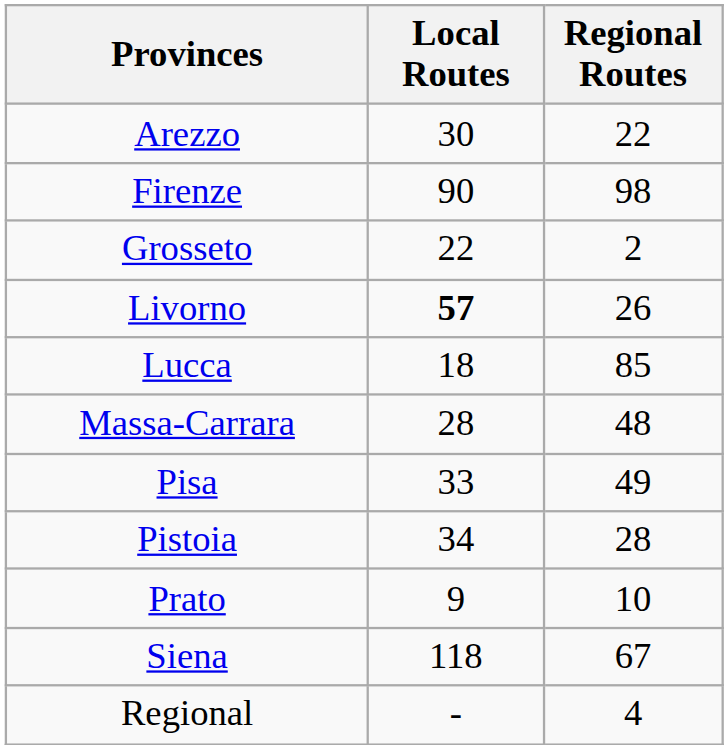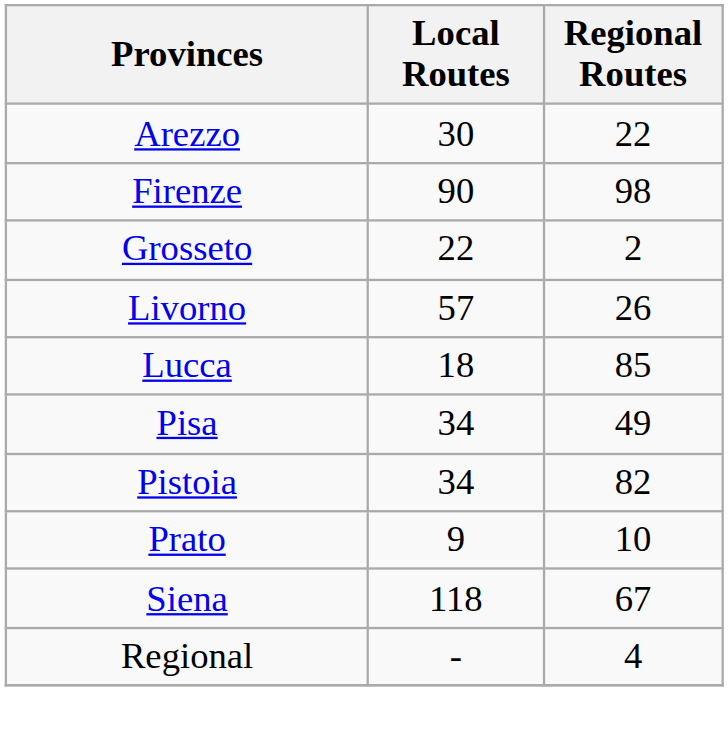(456, 307) bold -> (456, 307) normal
- row: (187, 423)
(456, 481) 33 -> (456, 423) 34
(633, 539) 28 -> (633, 481) 82
